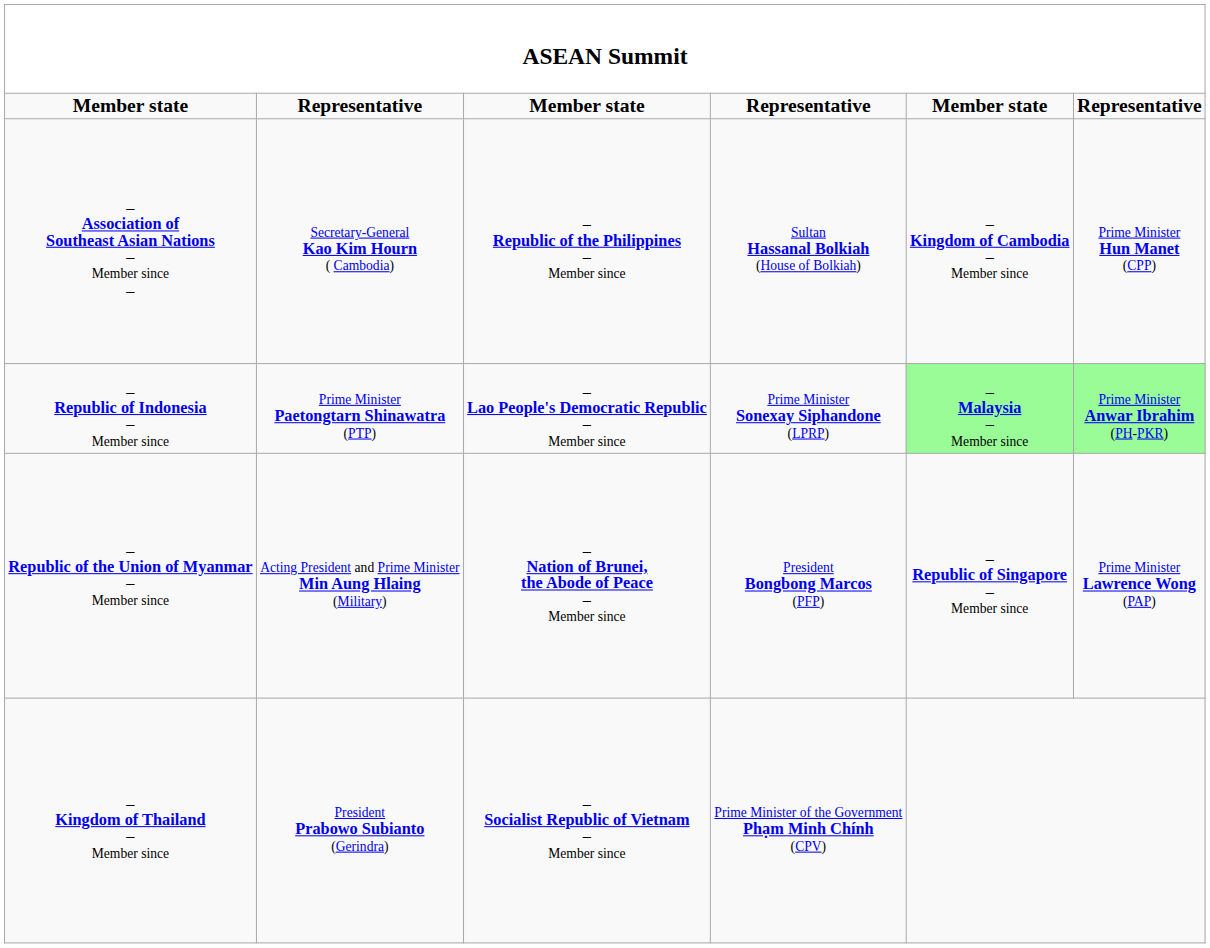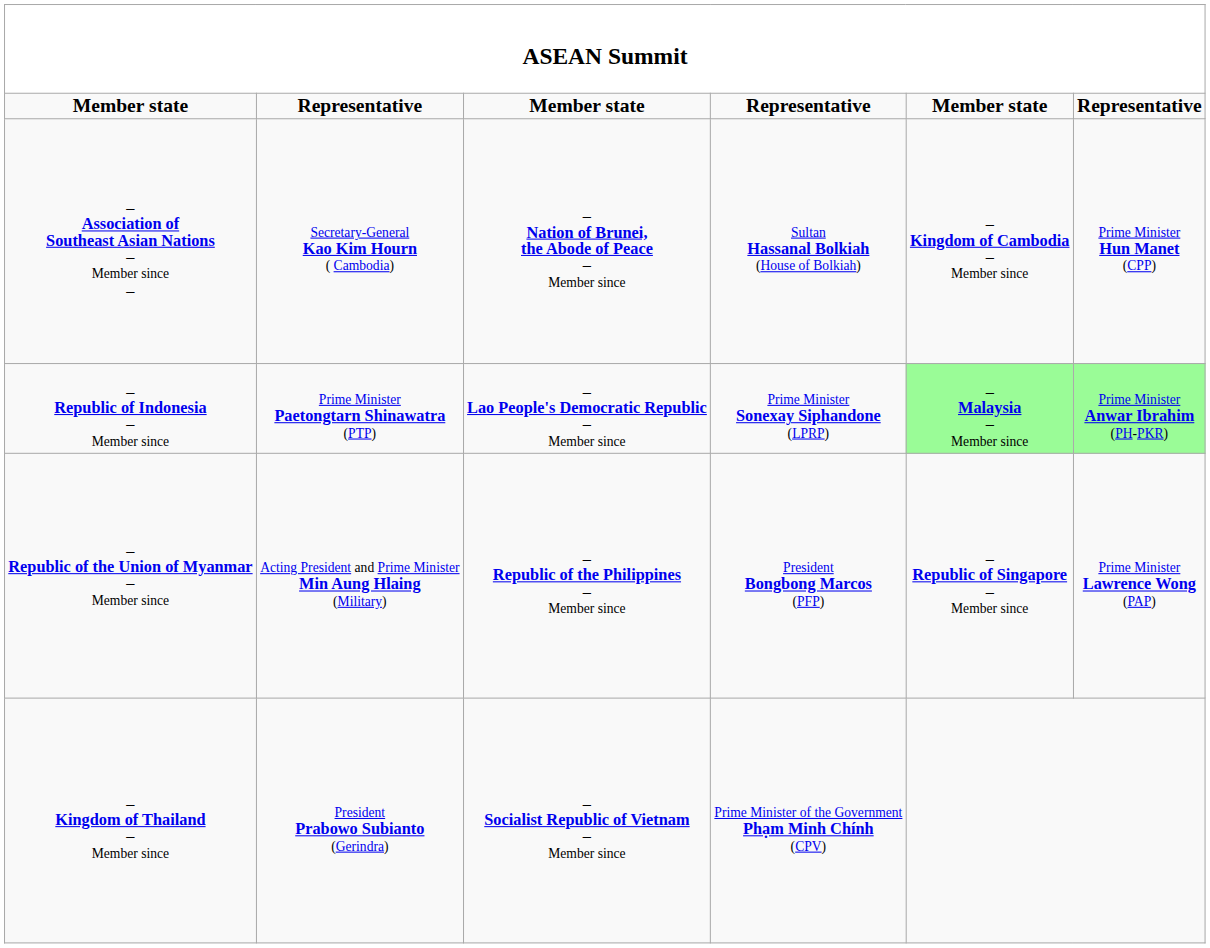(587, 248) – Republic of the Philippines – Member since -> (587, 248) – Nation of Brunei, the Abode of Peace – Member since
(587, 583) – Nation of Brunei, the Abode of Peace – Member since -> (587, 583) – Republic of the Philippines – Member since
